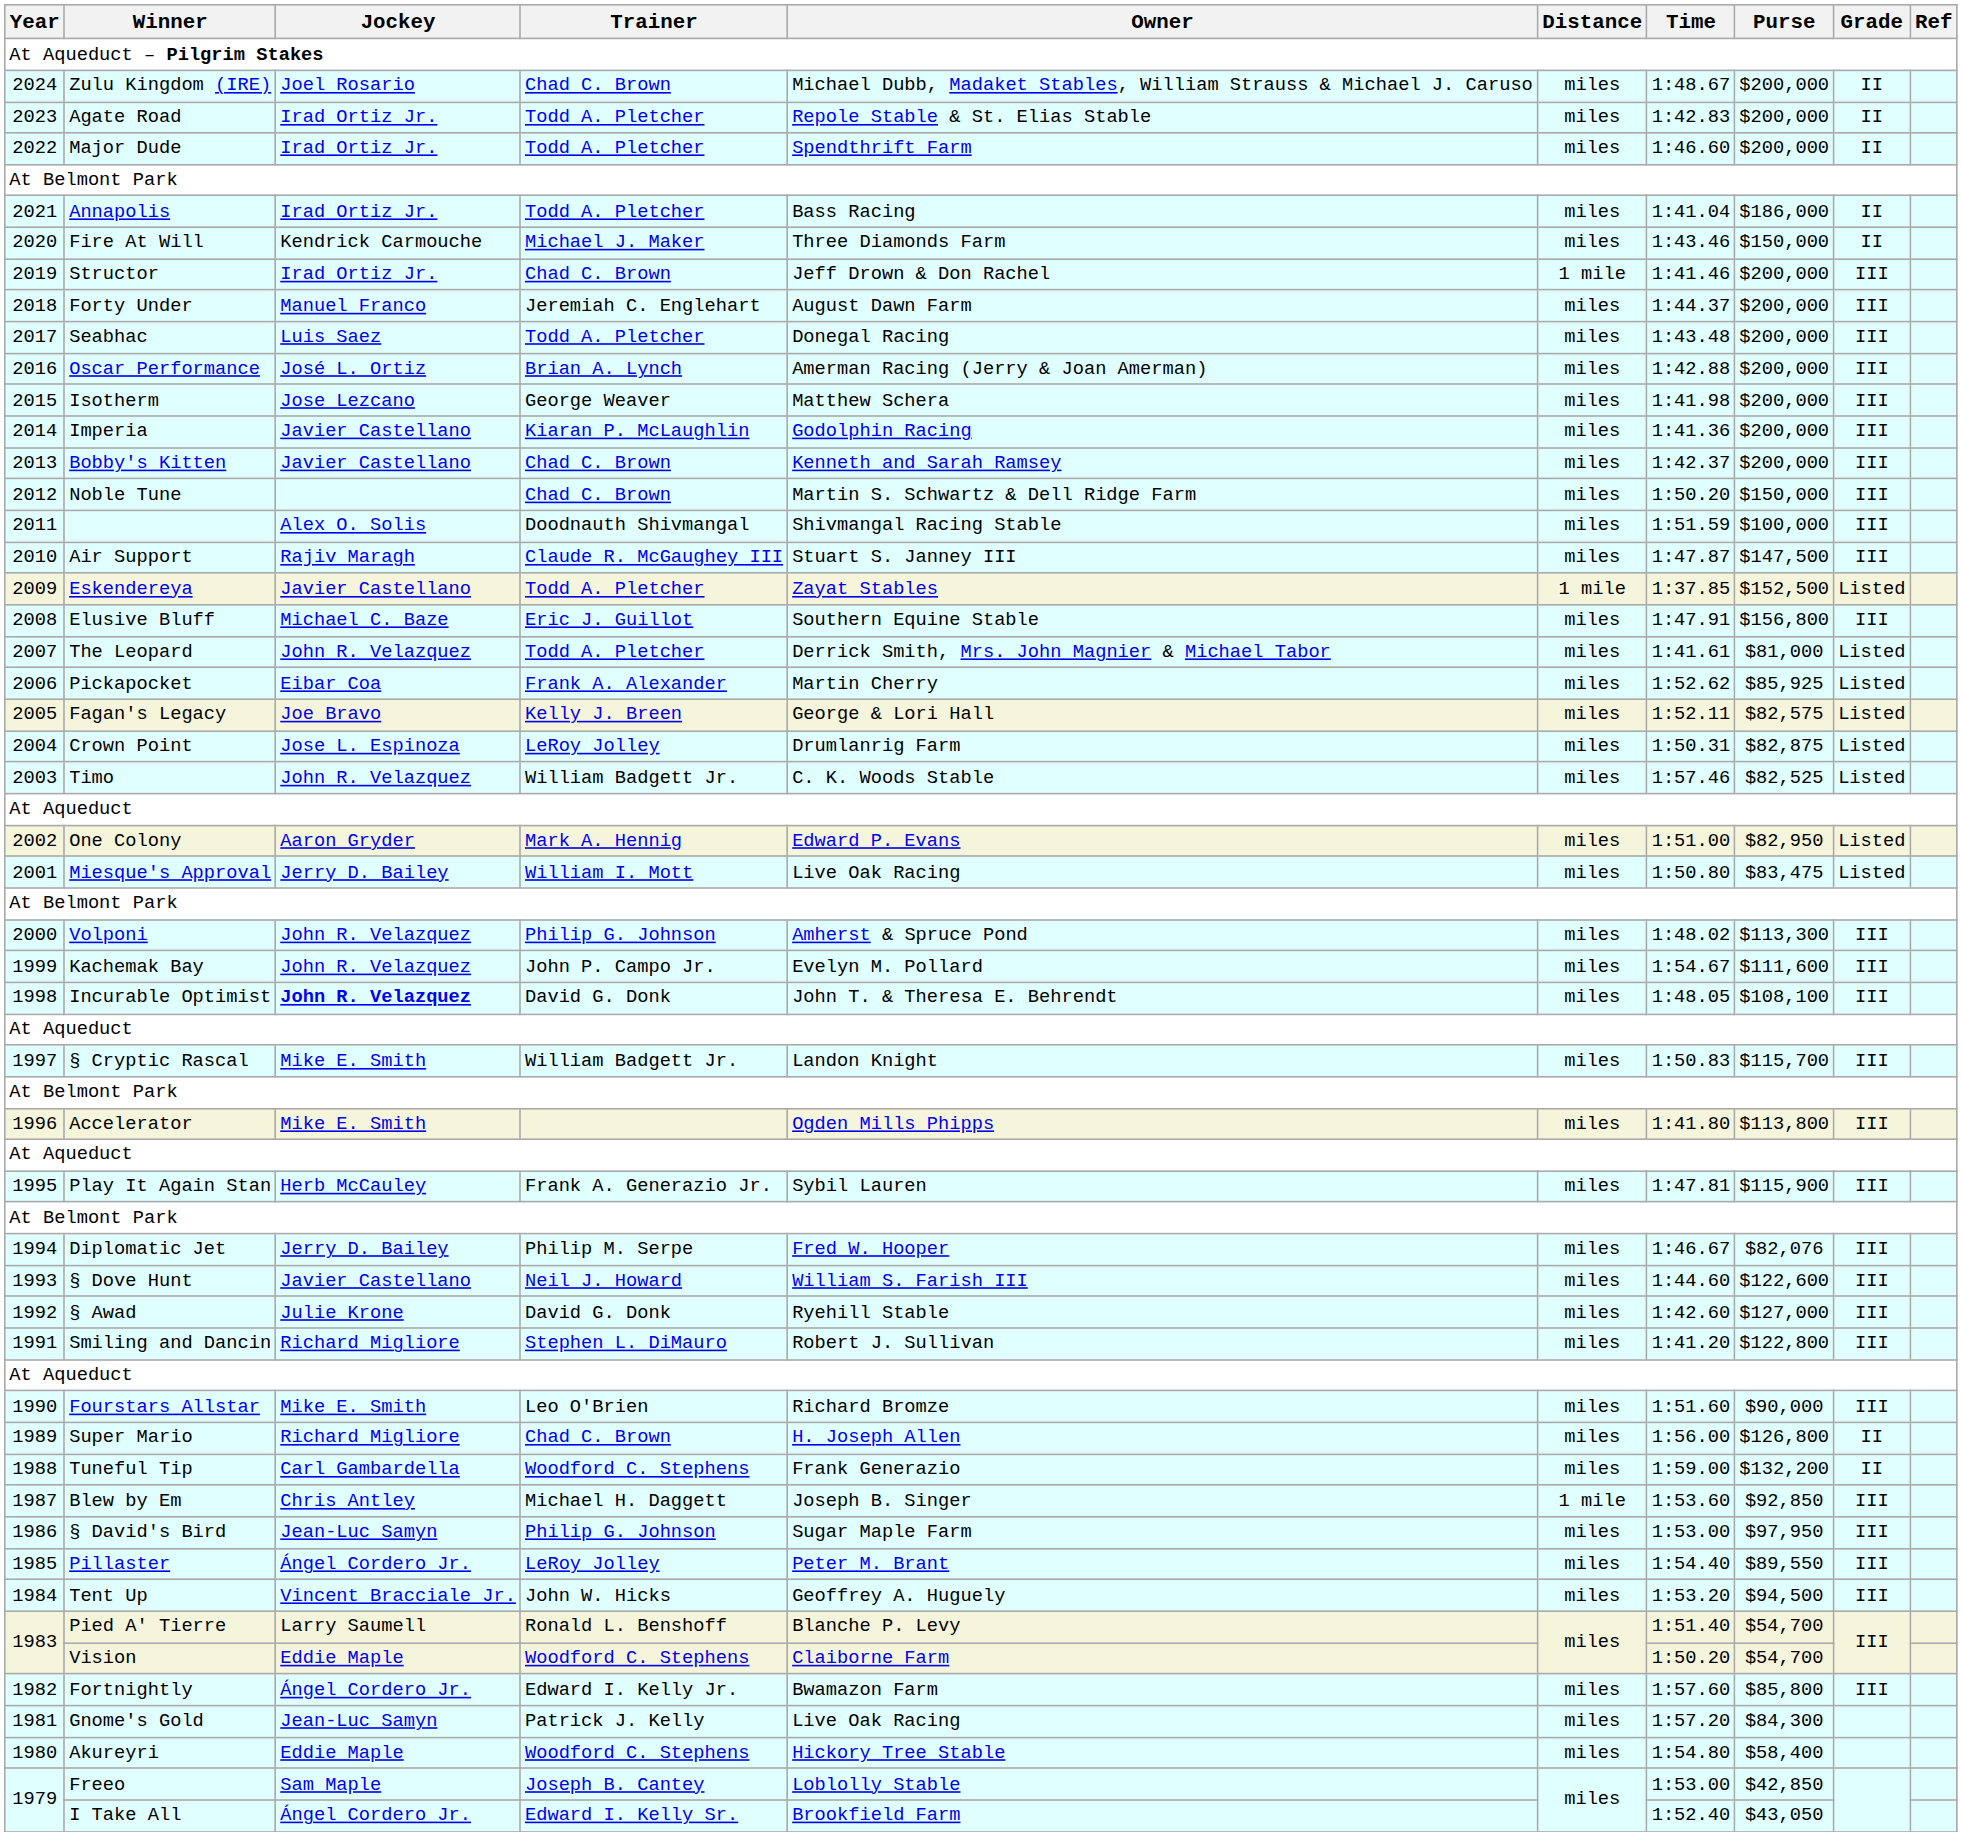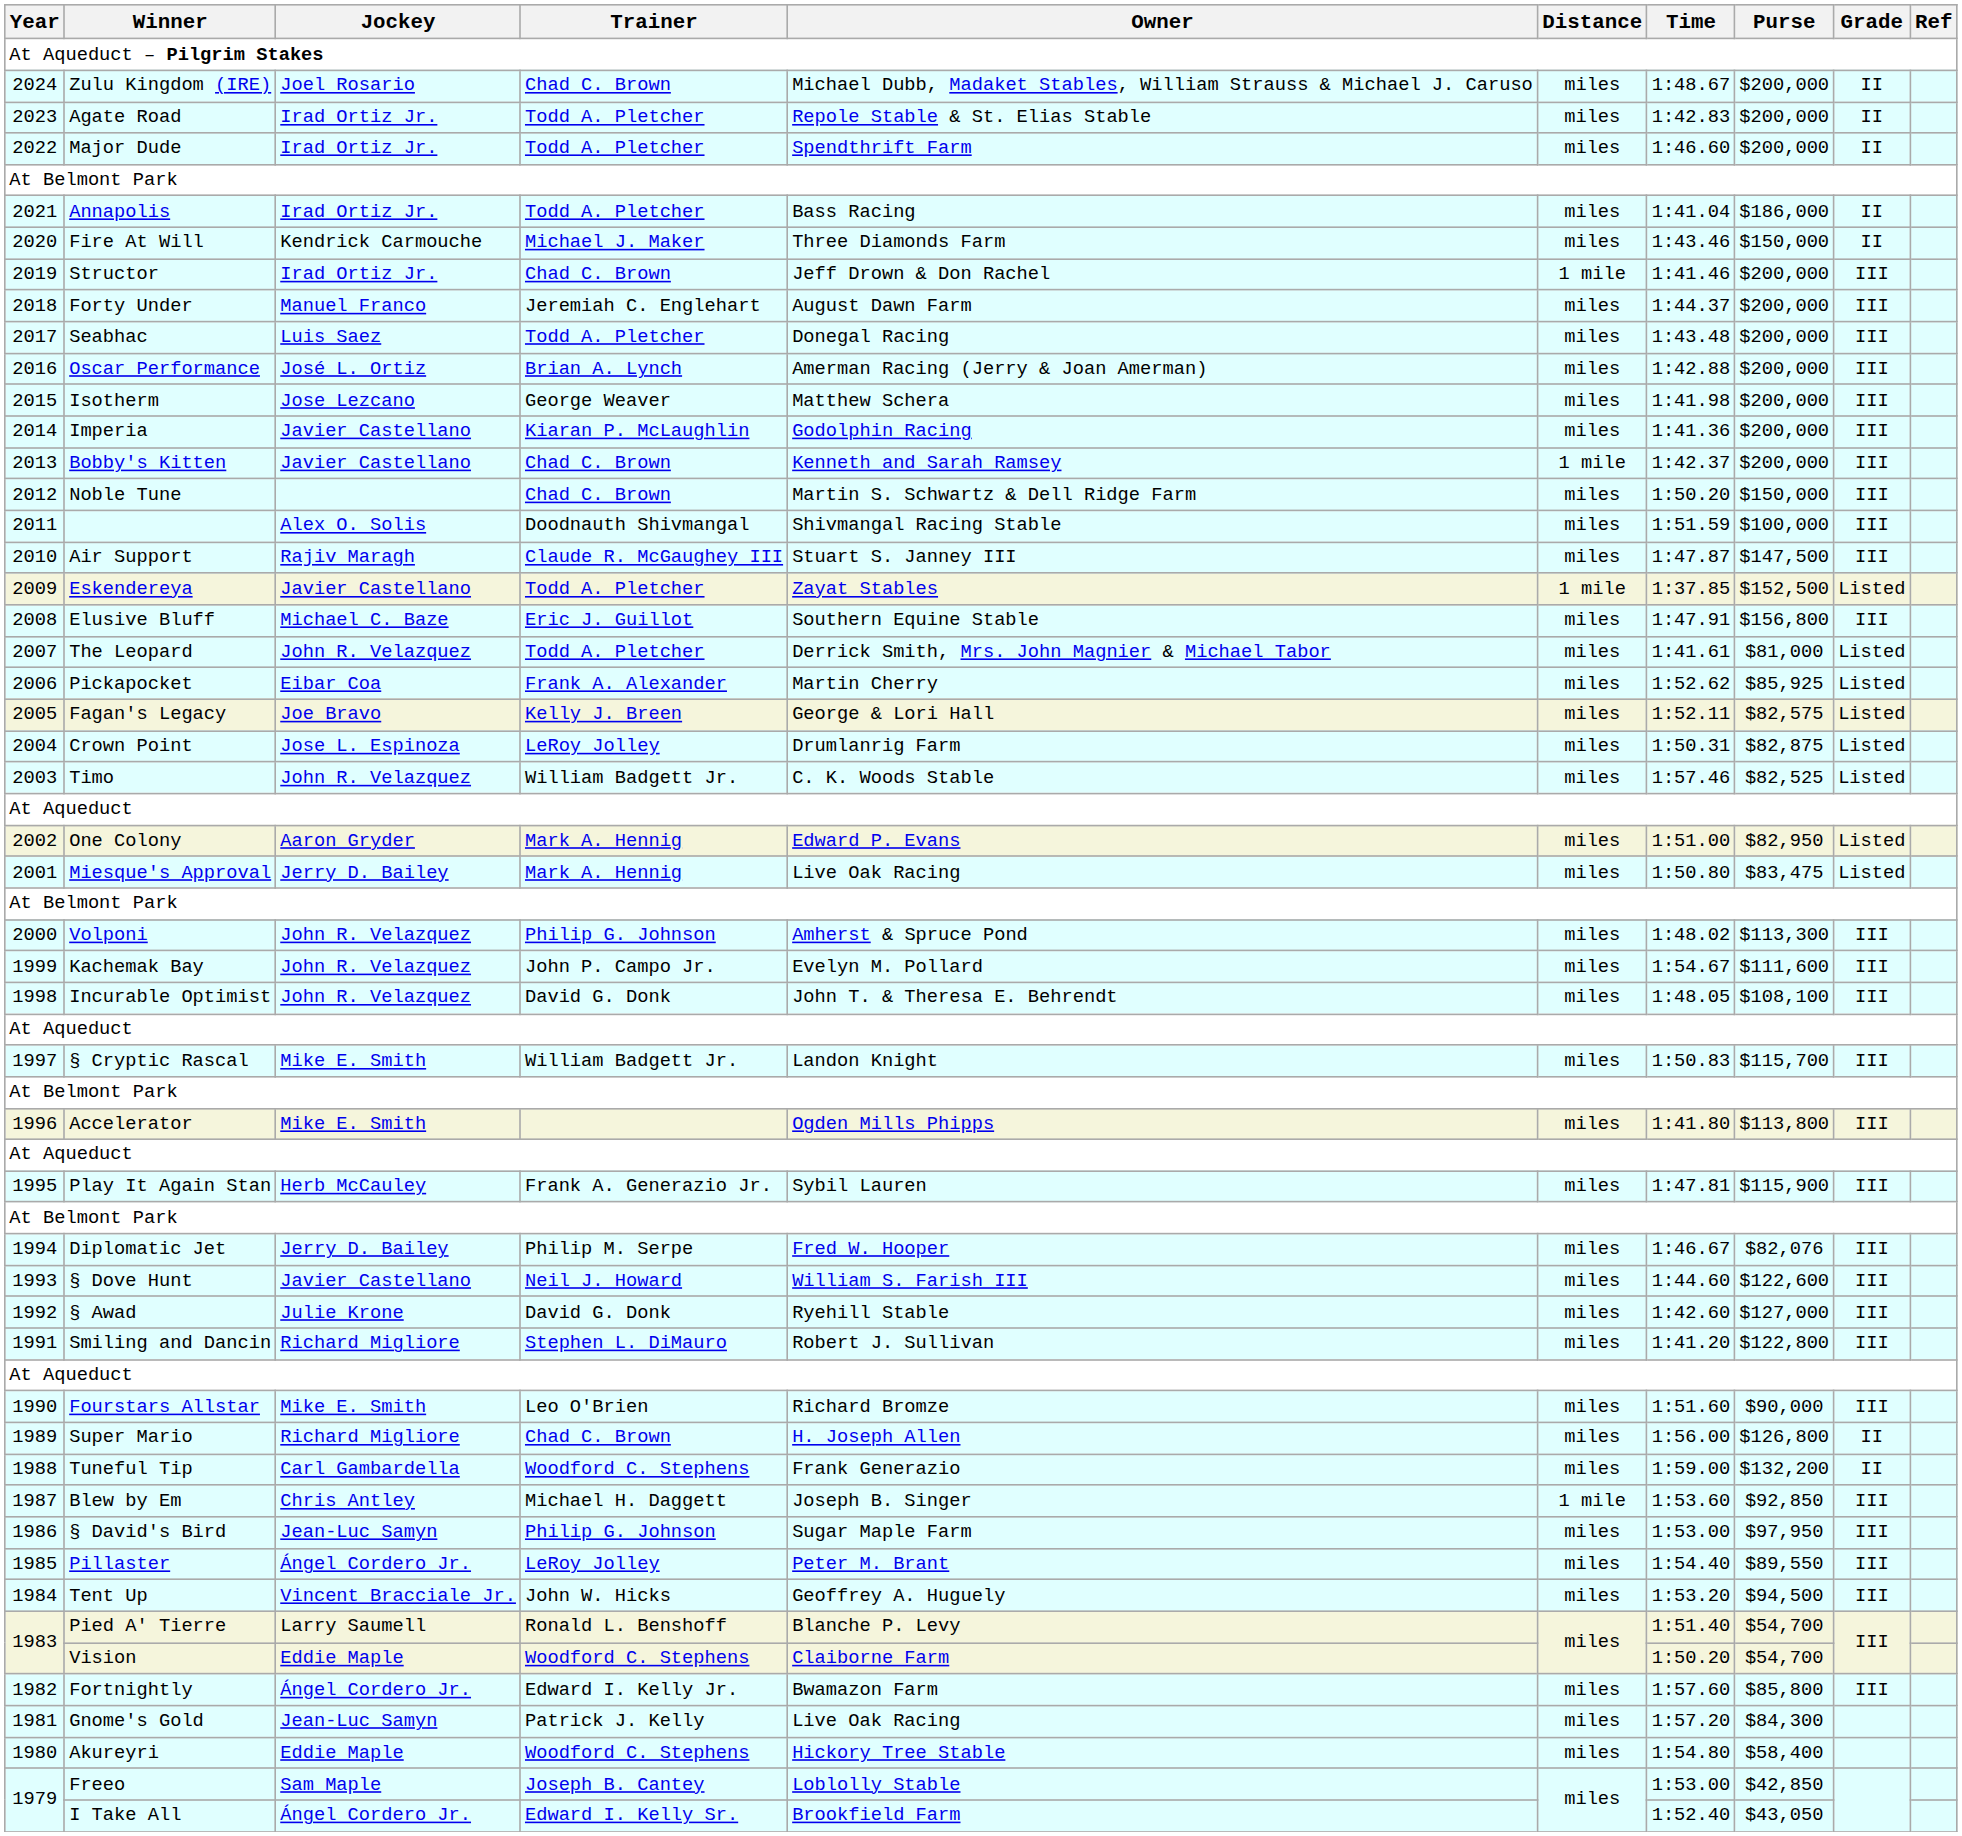(1592, 463) miles -> (1592, 463) 1 mile
(609, 872) William I. Mott -> (604, 872) Mark A. Hennig
(376, 998) bold -> (376, 998) normal
